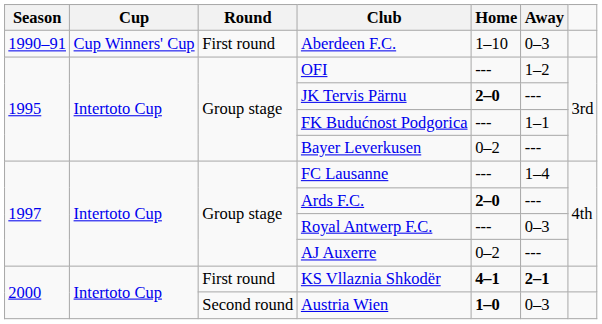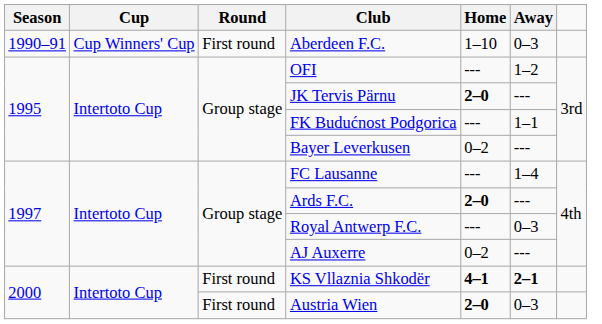(248, 305) Second round -> (239, 305) First round
(487, 305) 1–0 -> (476, 305) 2–0
